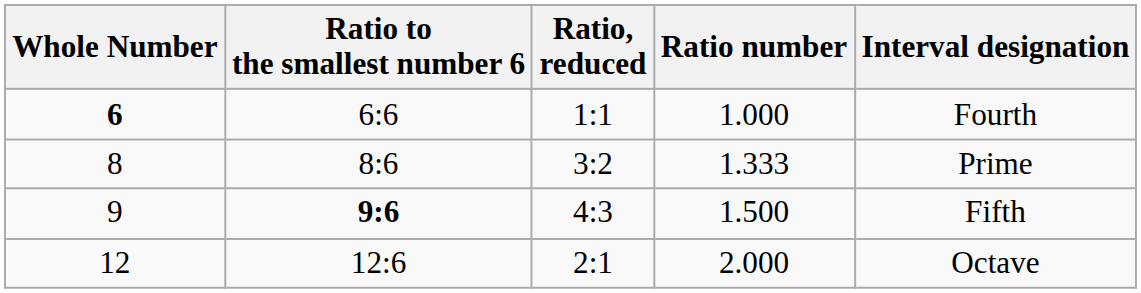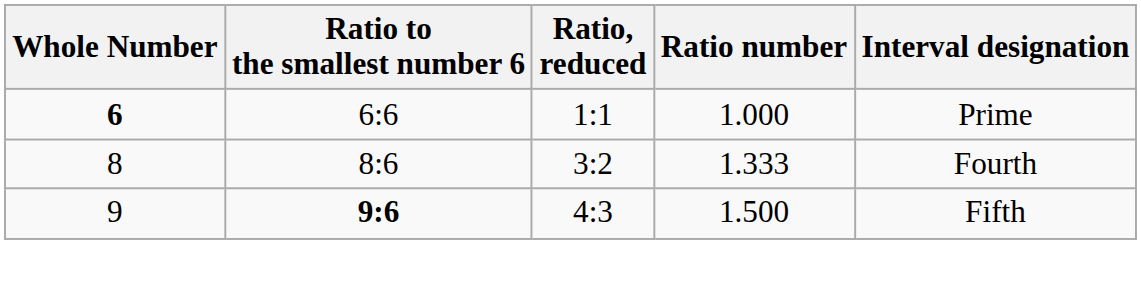(995, 113) Fourth -> (995, 113) Prime
(995, 163) Prime -> (995, 163) Fourth
- row: (115, 262)
